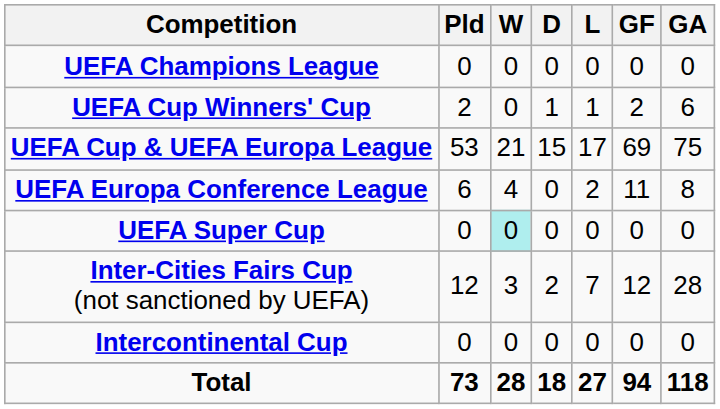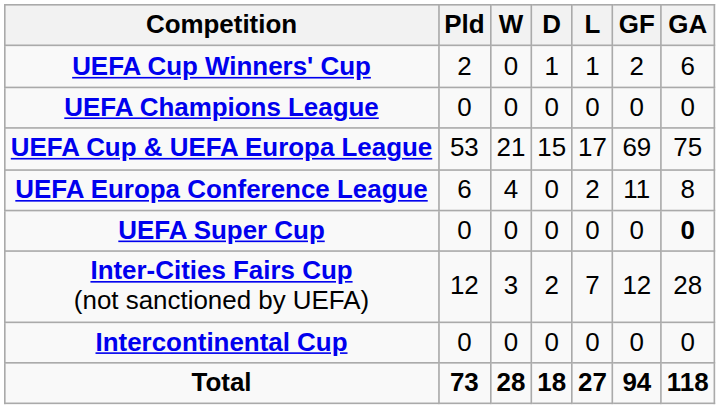rows swapped: (222, 66) <-> (222, 107)
(511, 230) paleturquoise background -> (511, 230) no background
(688, 230) normal -> (688, 230) bold
